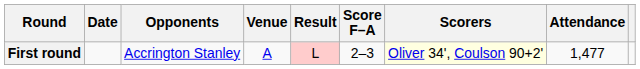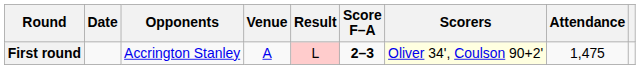(362, 53) normal -> (362, 53) bold
(587, 53) 1,477 -> (587, 53) 1,475
